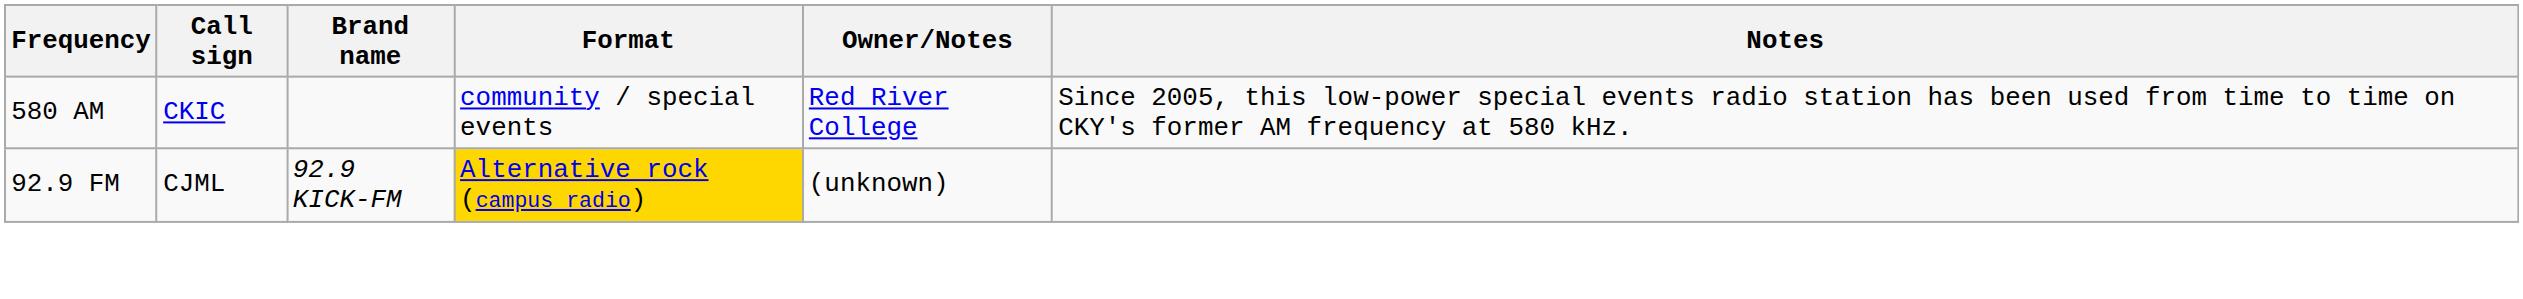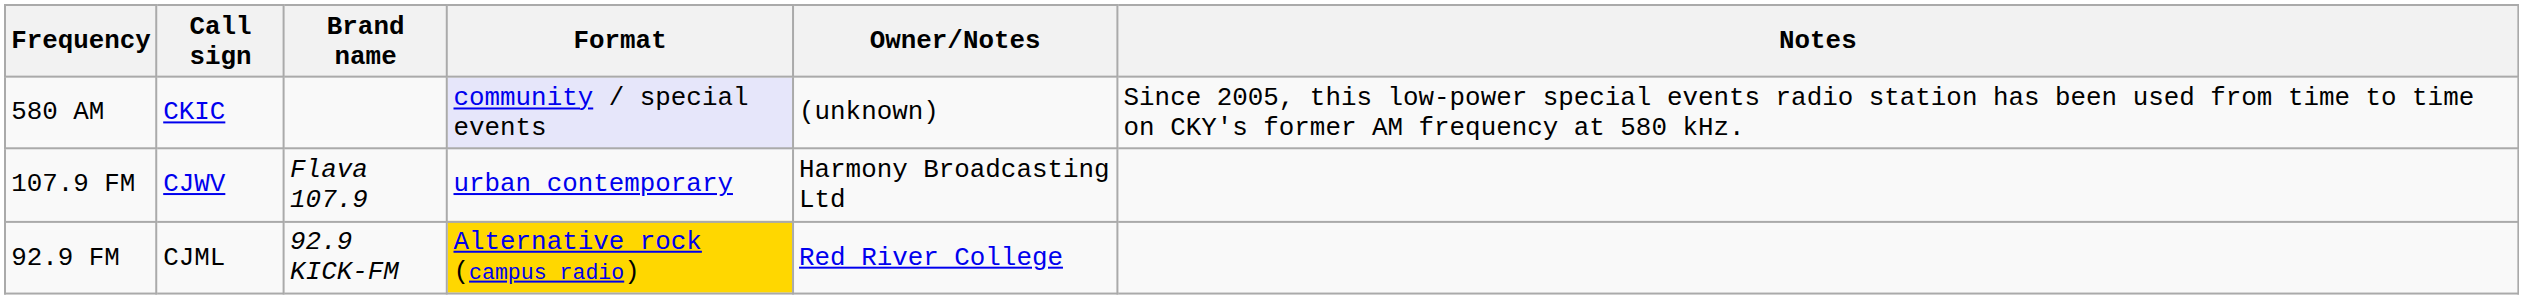(608, 113) no background -> (601, 113) lavender background
(879, 113) Red River College -> (869, 113) (unknown)
+ row: (73, 185)
(879, 185) (unknown) -> (931, 257) Red River College
